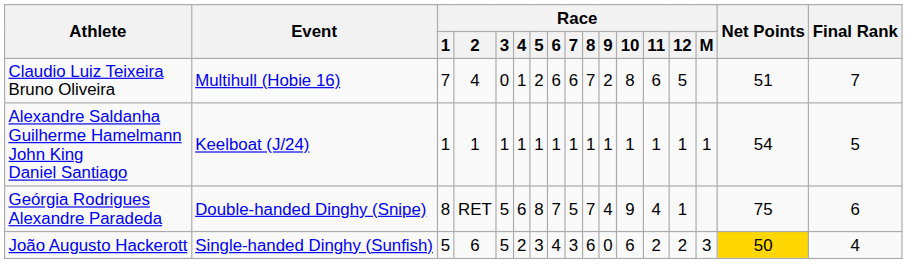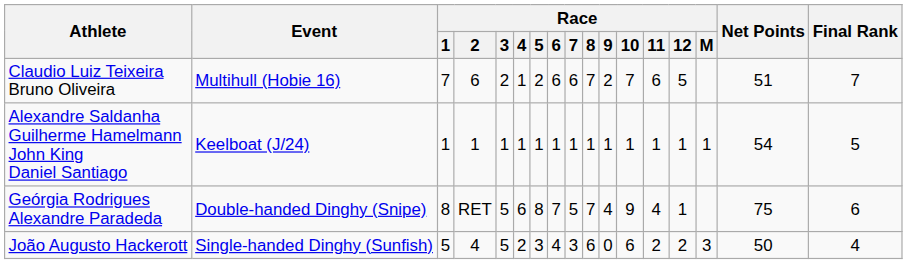(475, 81) 4 -> (475, 81) 6
(504, 81) 0 -> (504, 81) 2
(630, 81) 8 -> (630, 81) 7
(475, 245) 6 -> (475, 245) 4
(763, 245) gold background -> (763, 245) no background
